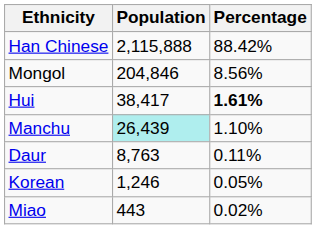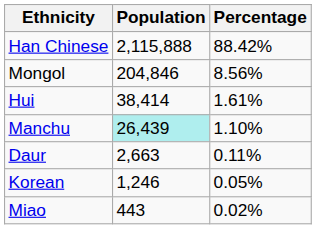(143, 100) 38,417 -> (143, 100) 38,414
(238, 100) bold -> (238, 100) normal
(138, 155) 8,763 -> (138, 155) 2,663
